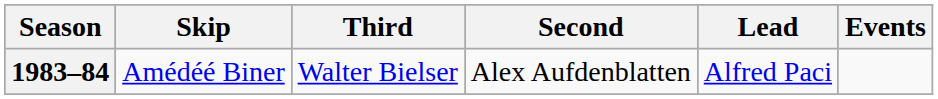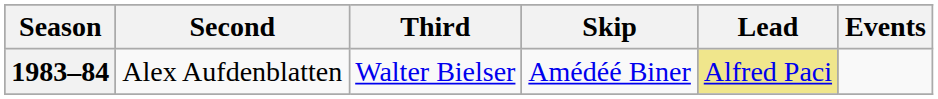columns swapped: (203, 26) <-> (581, 26)
(768, 71) no background -> (768, 71) khaki background
